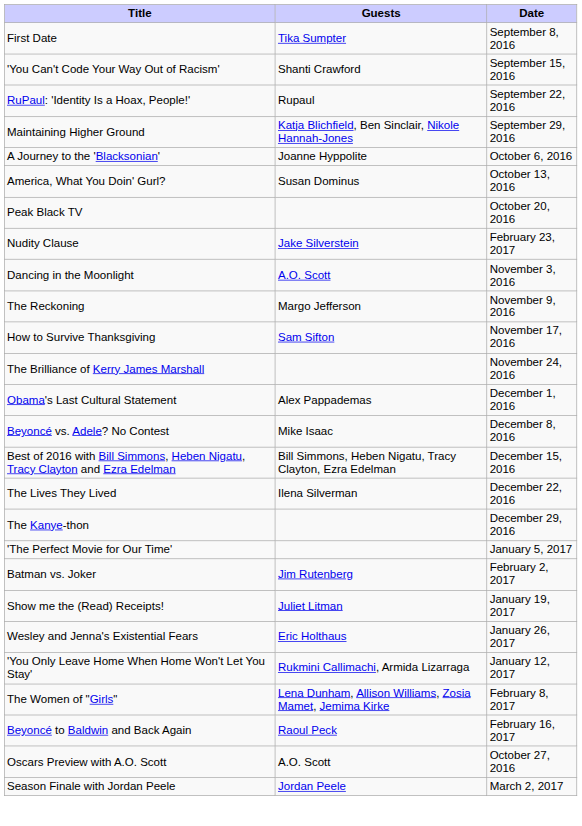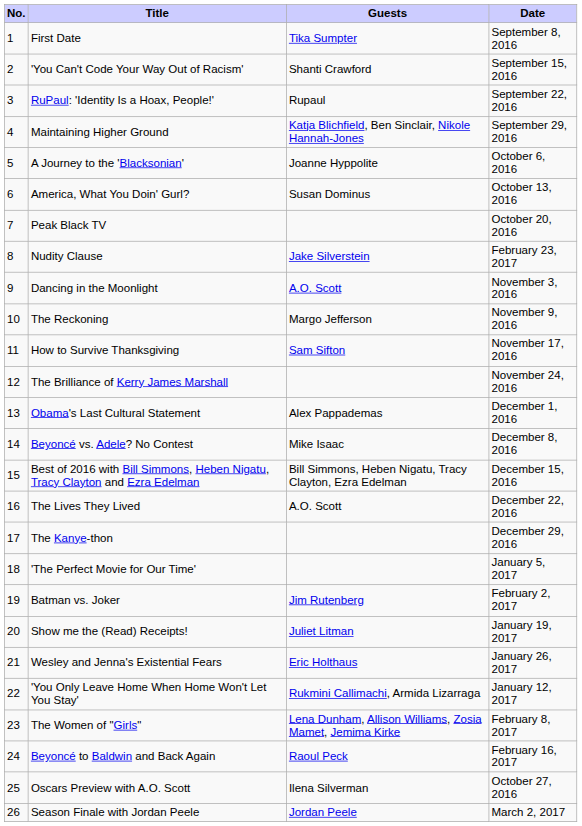+ column: (16, 13)
(318, 493) Ilena Silverman -> (315, 506) A.O. Scott
(304, 761) A.O. Scott -> (329, 787) Ilena Silverman
